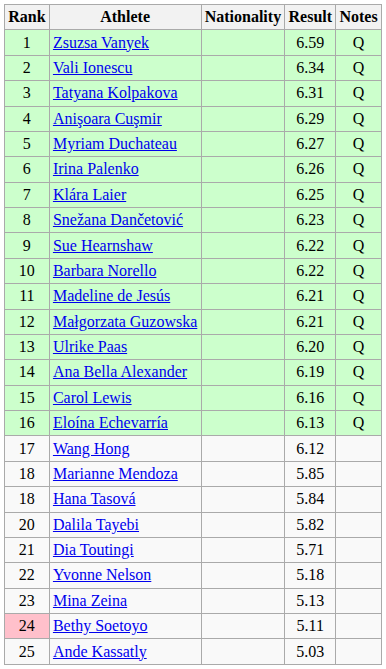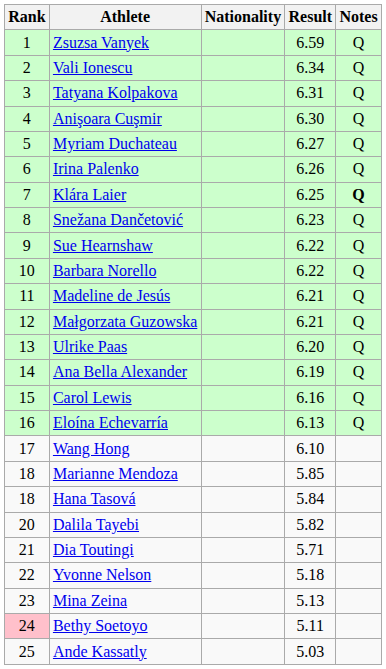(310, 118) 6.29 -> (310, 118) 6.30
(359, 194) normal -> (359, 194) bold
(310, 448) 6.12 -> (310, 448) 6.10
